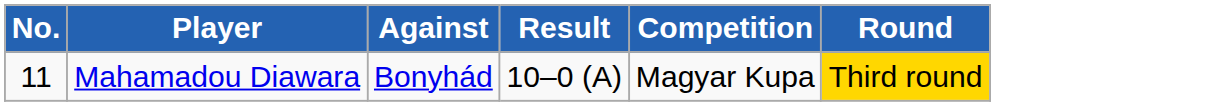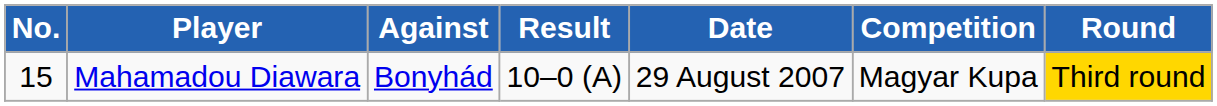+ column: (740, 28)
(36, 76) 11 -> (36, 76) 15
